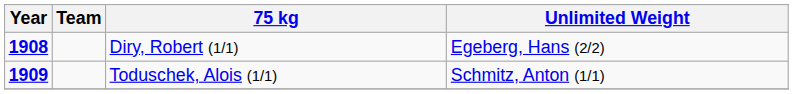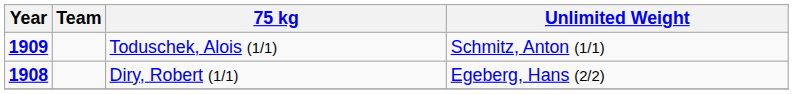rows swapped: (174, 46) <-> (193, 74)
